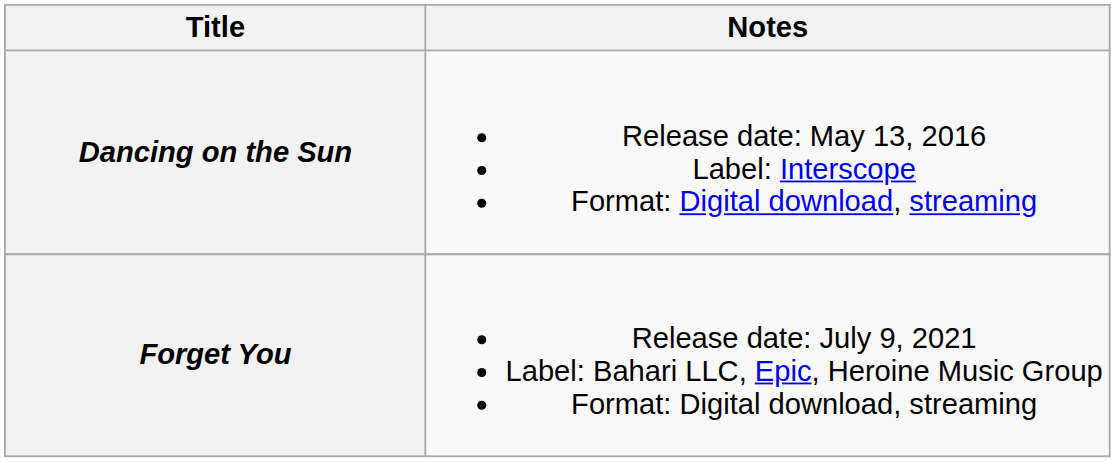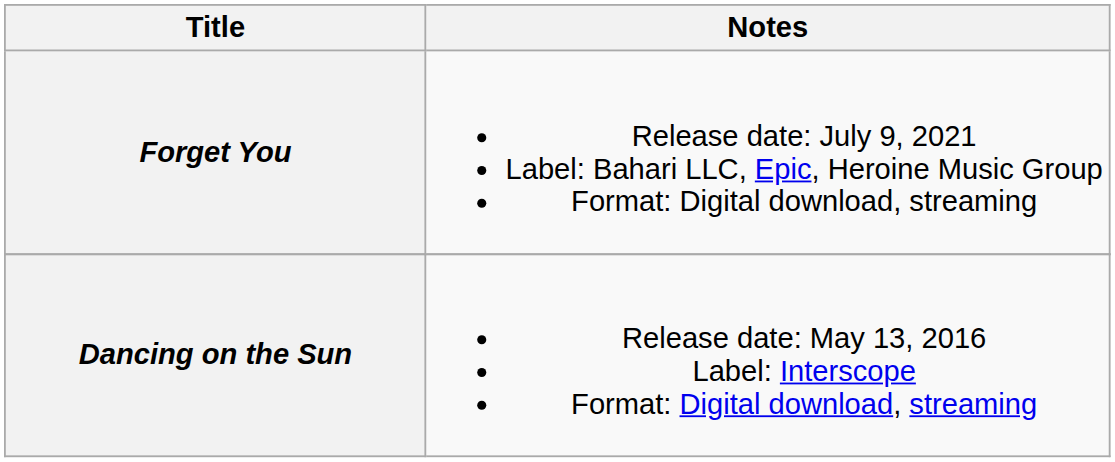rows swapped: (215, 152) <-> (215, 354)
